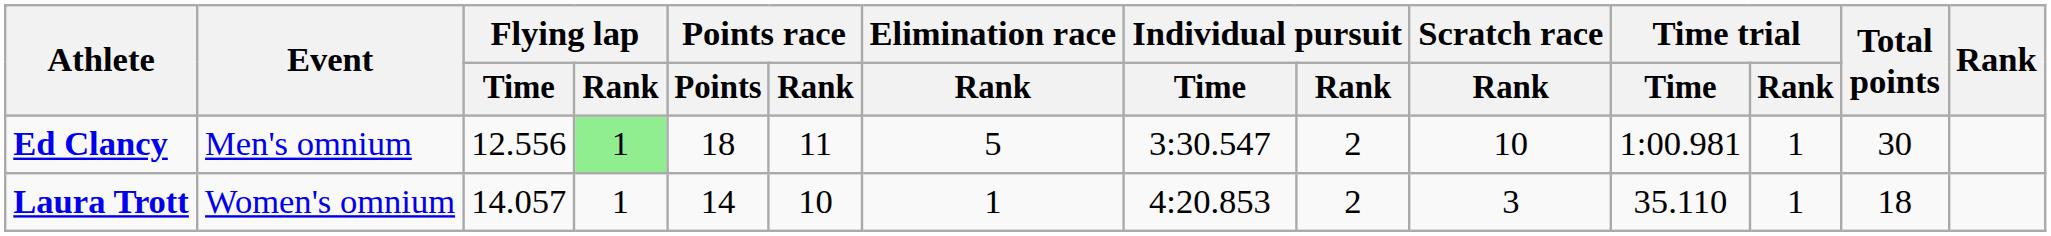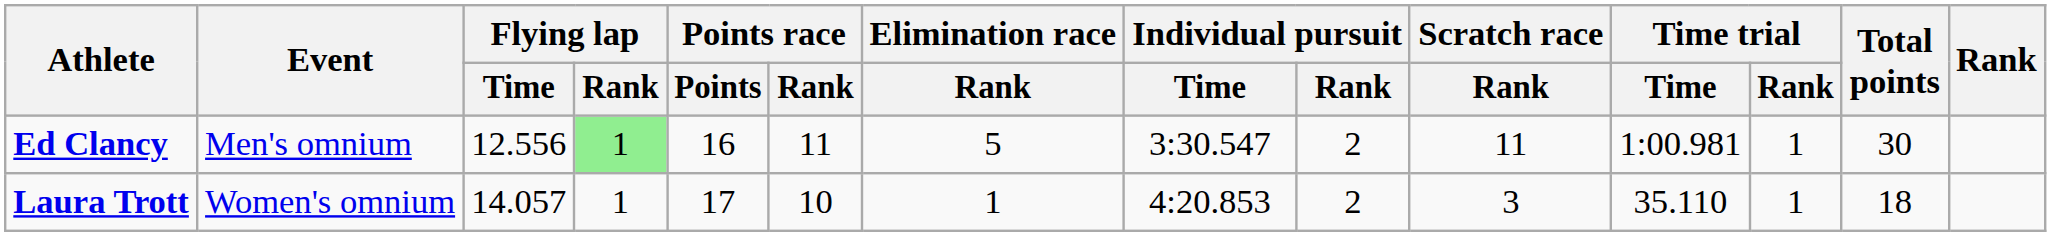(718, 144) 18 -> (718, 144) 16
(1511, 144) 10 -> (1511, 144) 11
(718, 201) 14 -> (718, 201) 17
